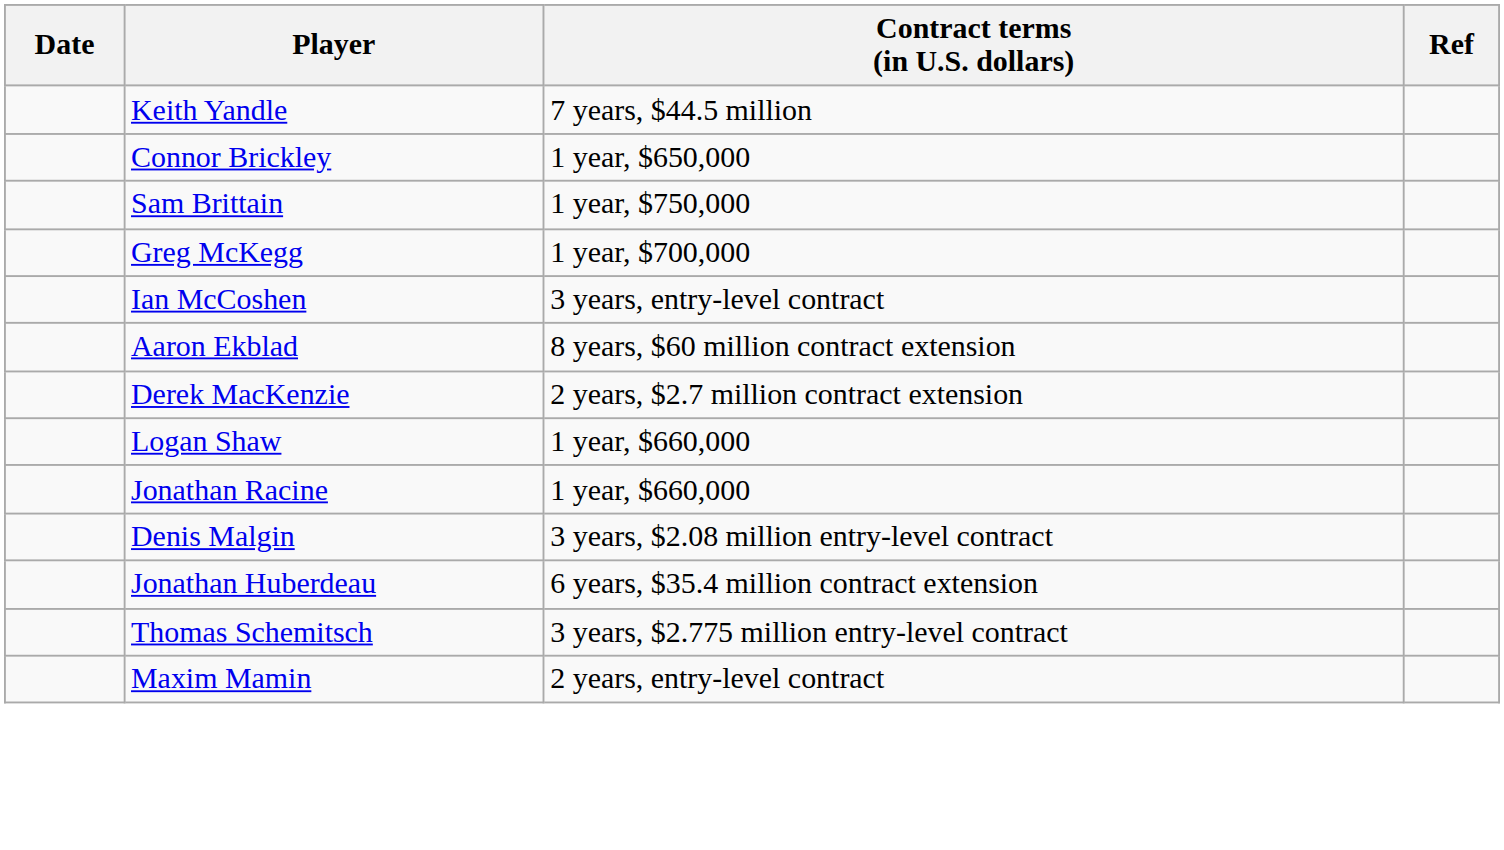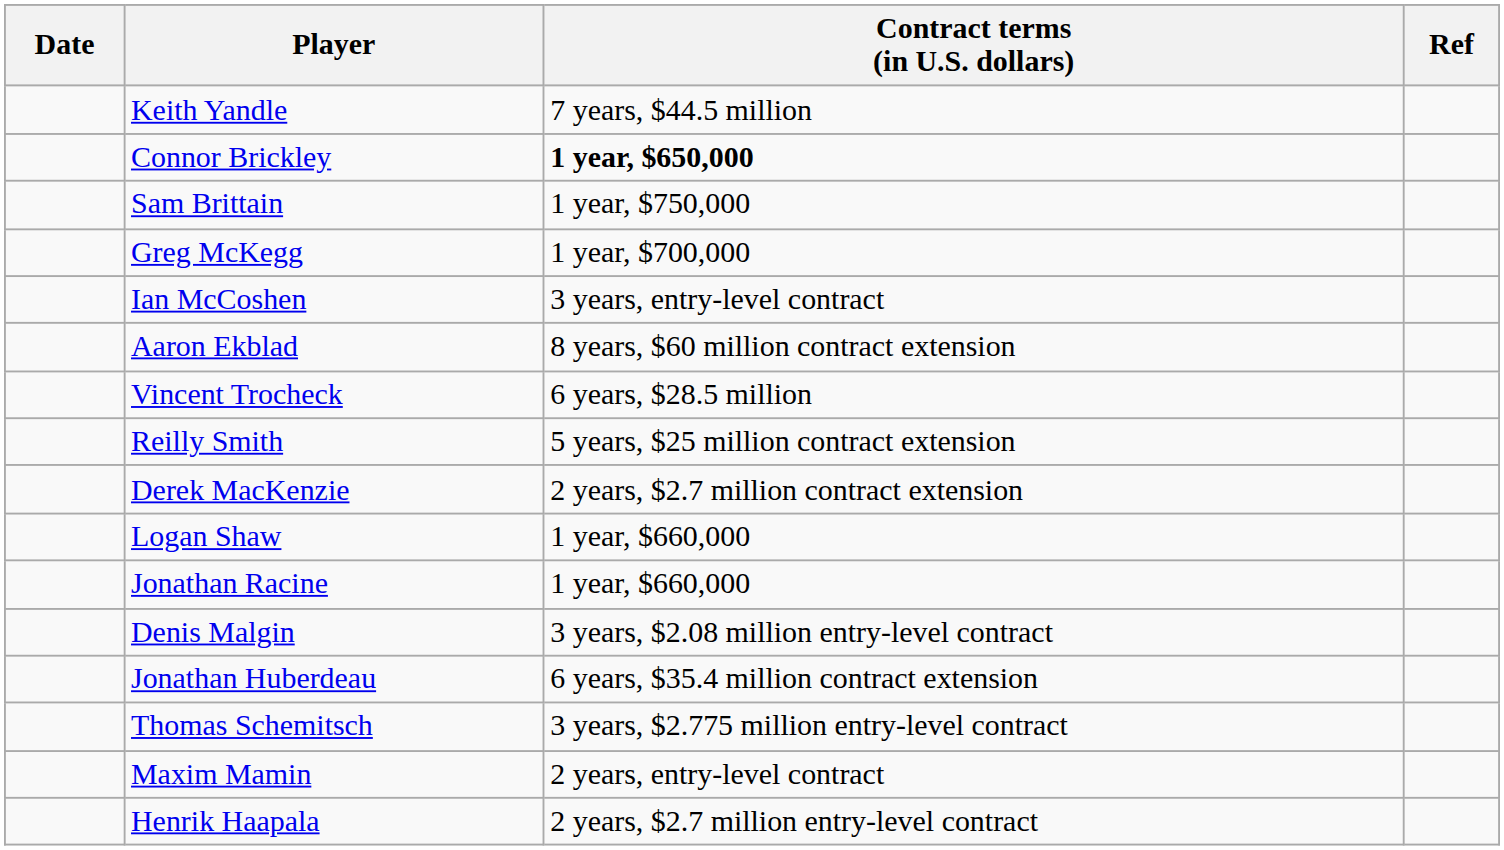(650, 156) normal -> (652, 156) bold
+ row: (237, 394)
+ row: (207, 441)
+ row: (225, 821)
